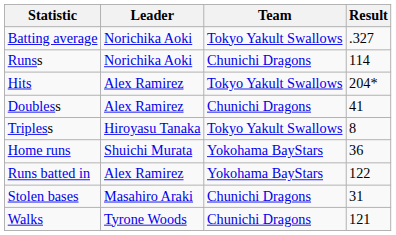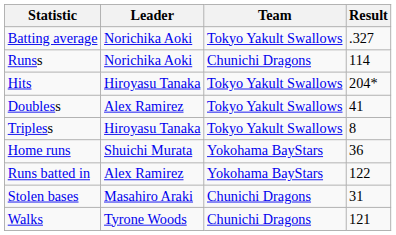(144, 83) Alex Ramirez -> (152, 83) Hiroyasu Tanaka
(259, 106) Chunichi Dragons -> (275, 106) Tokyo Yakult Swallows
